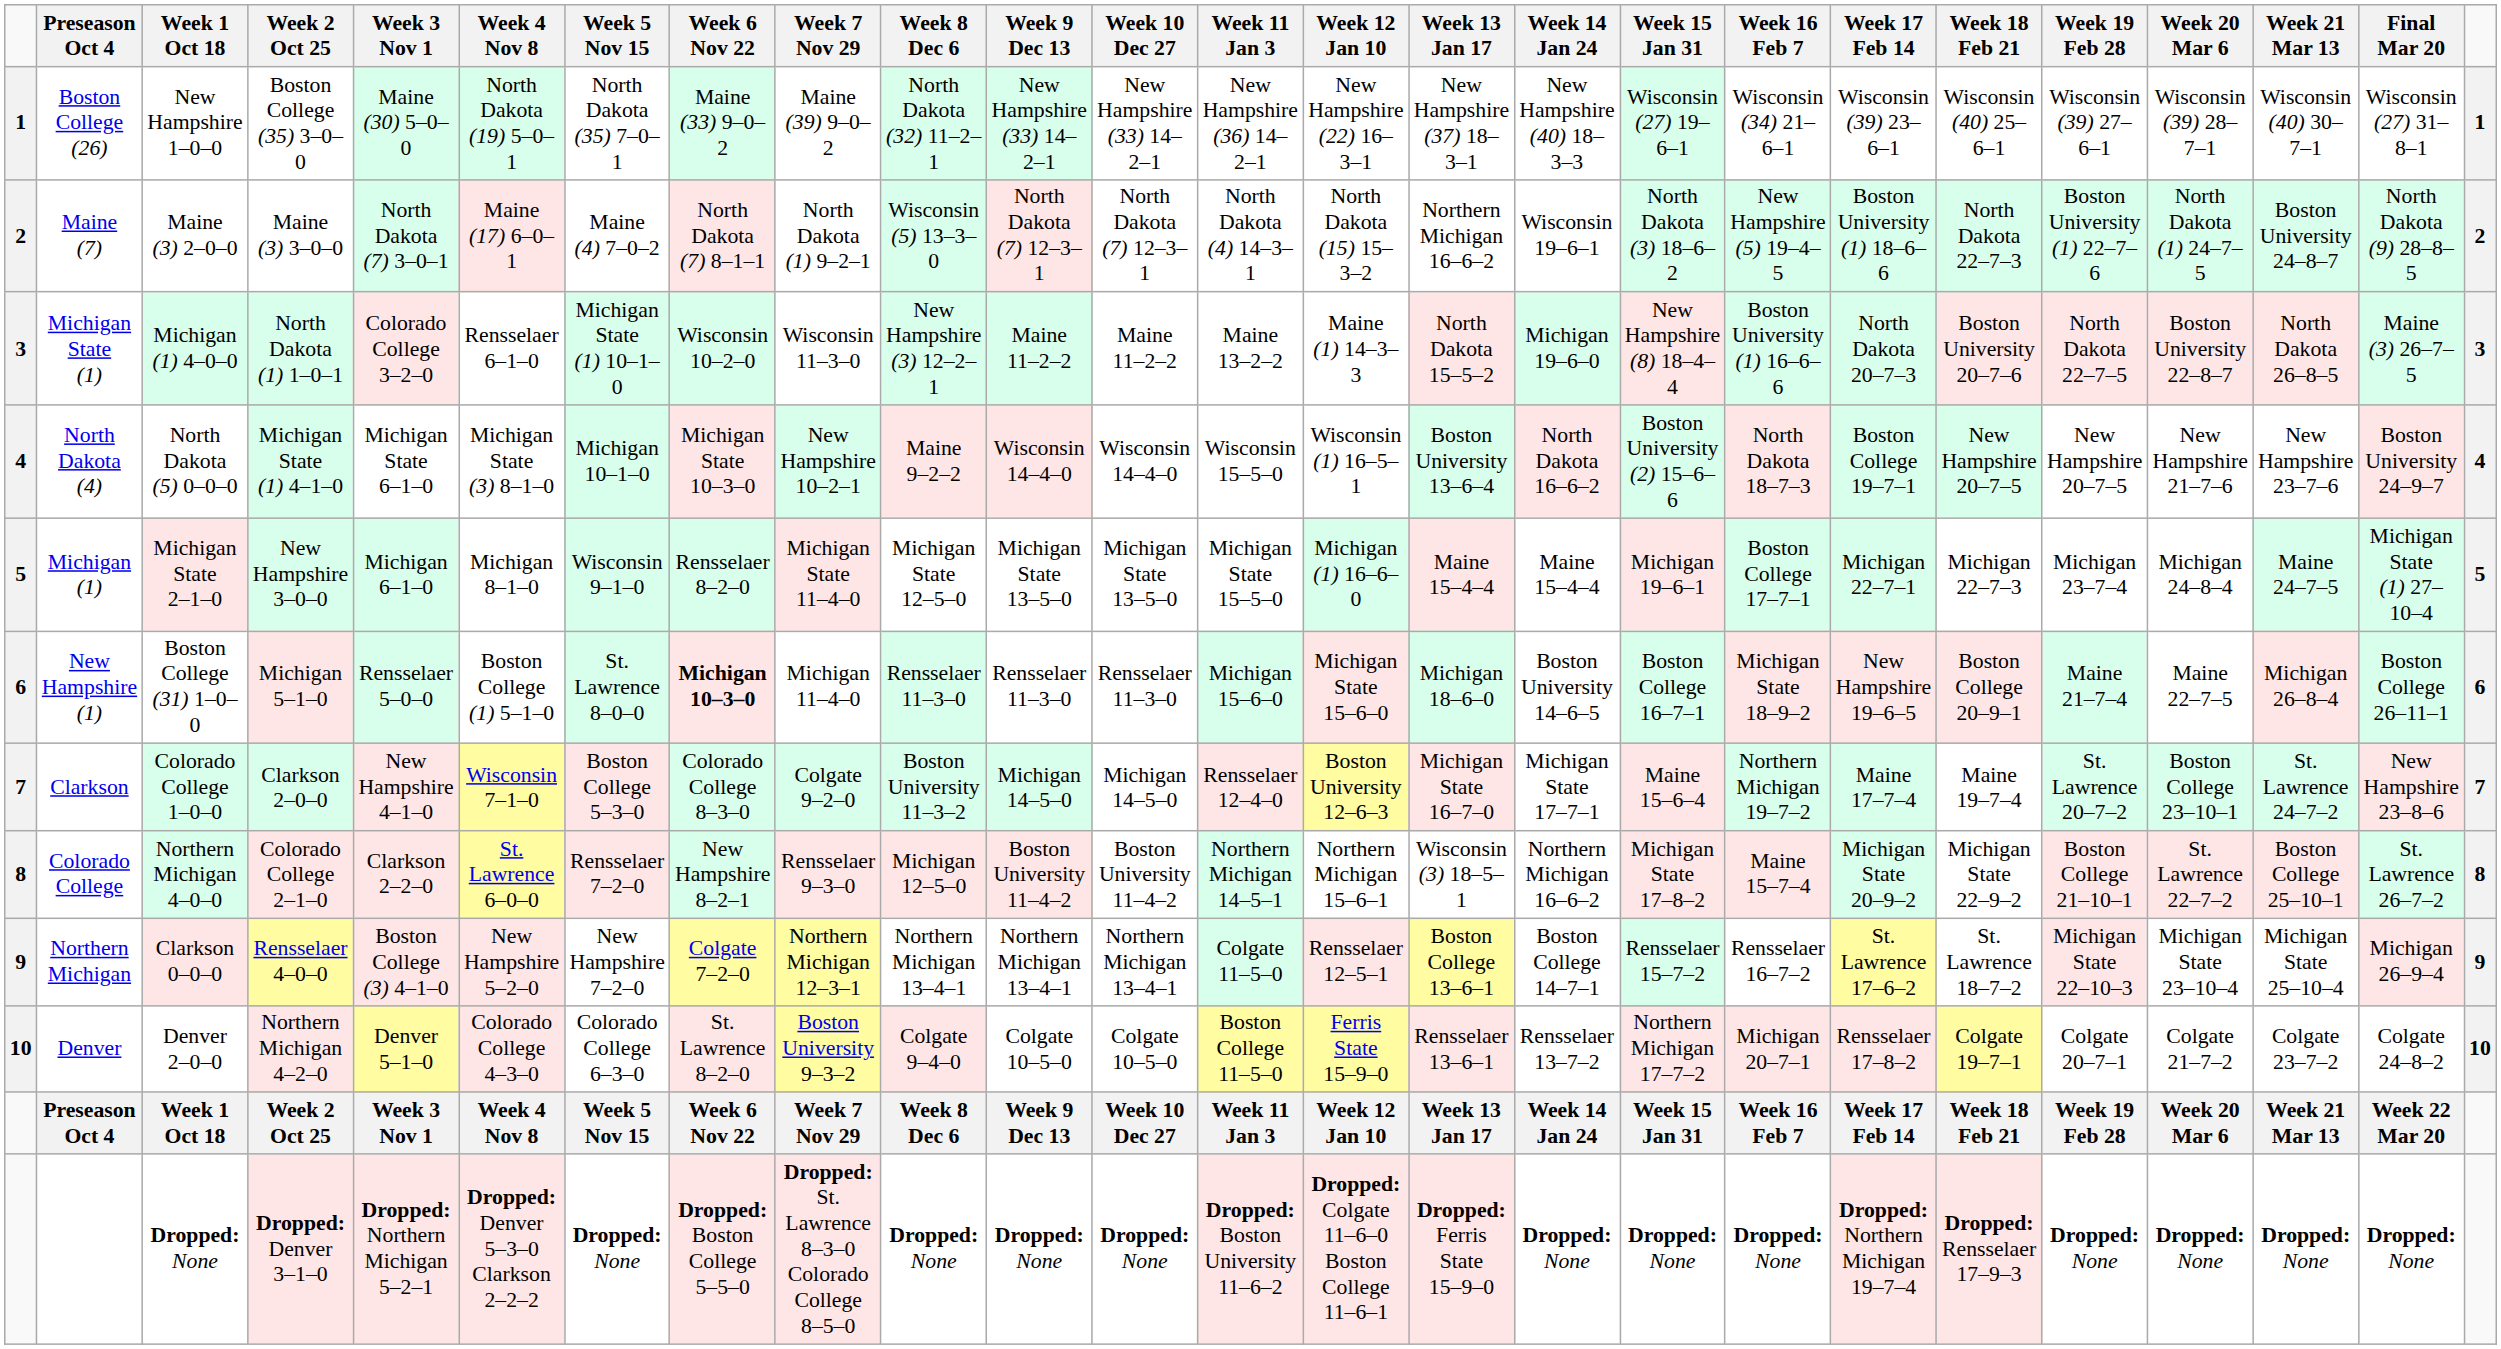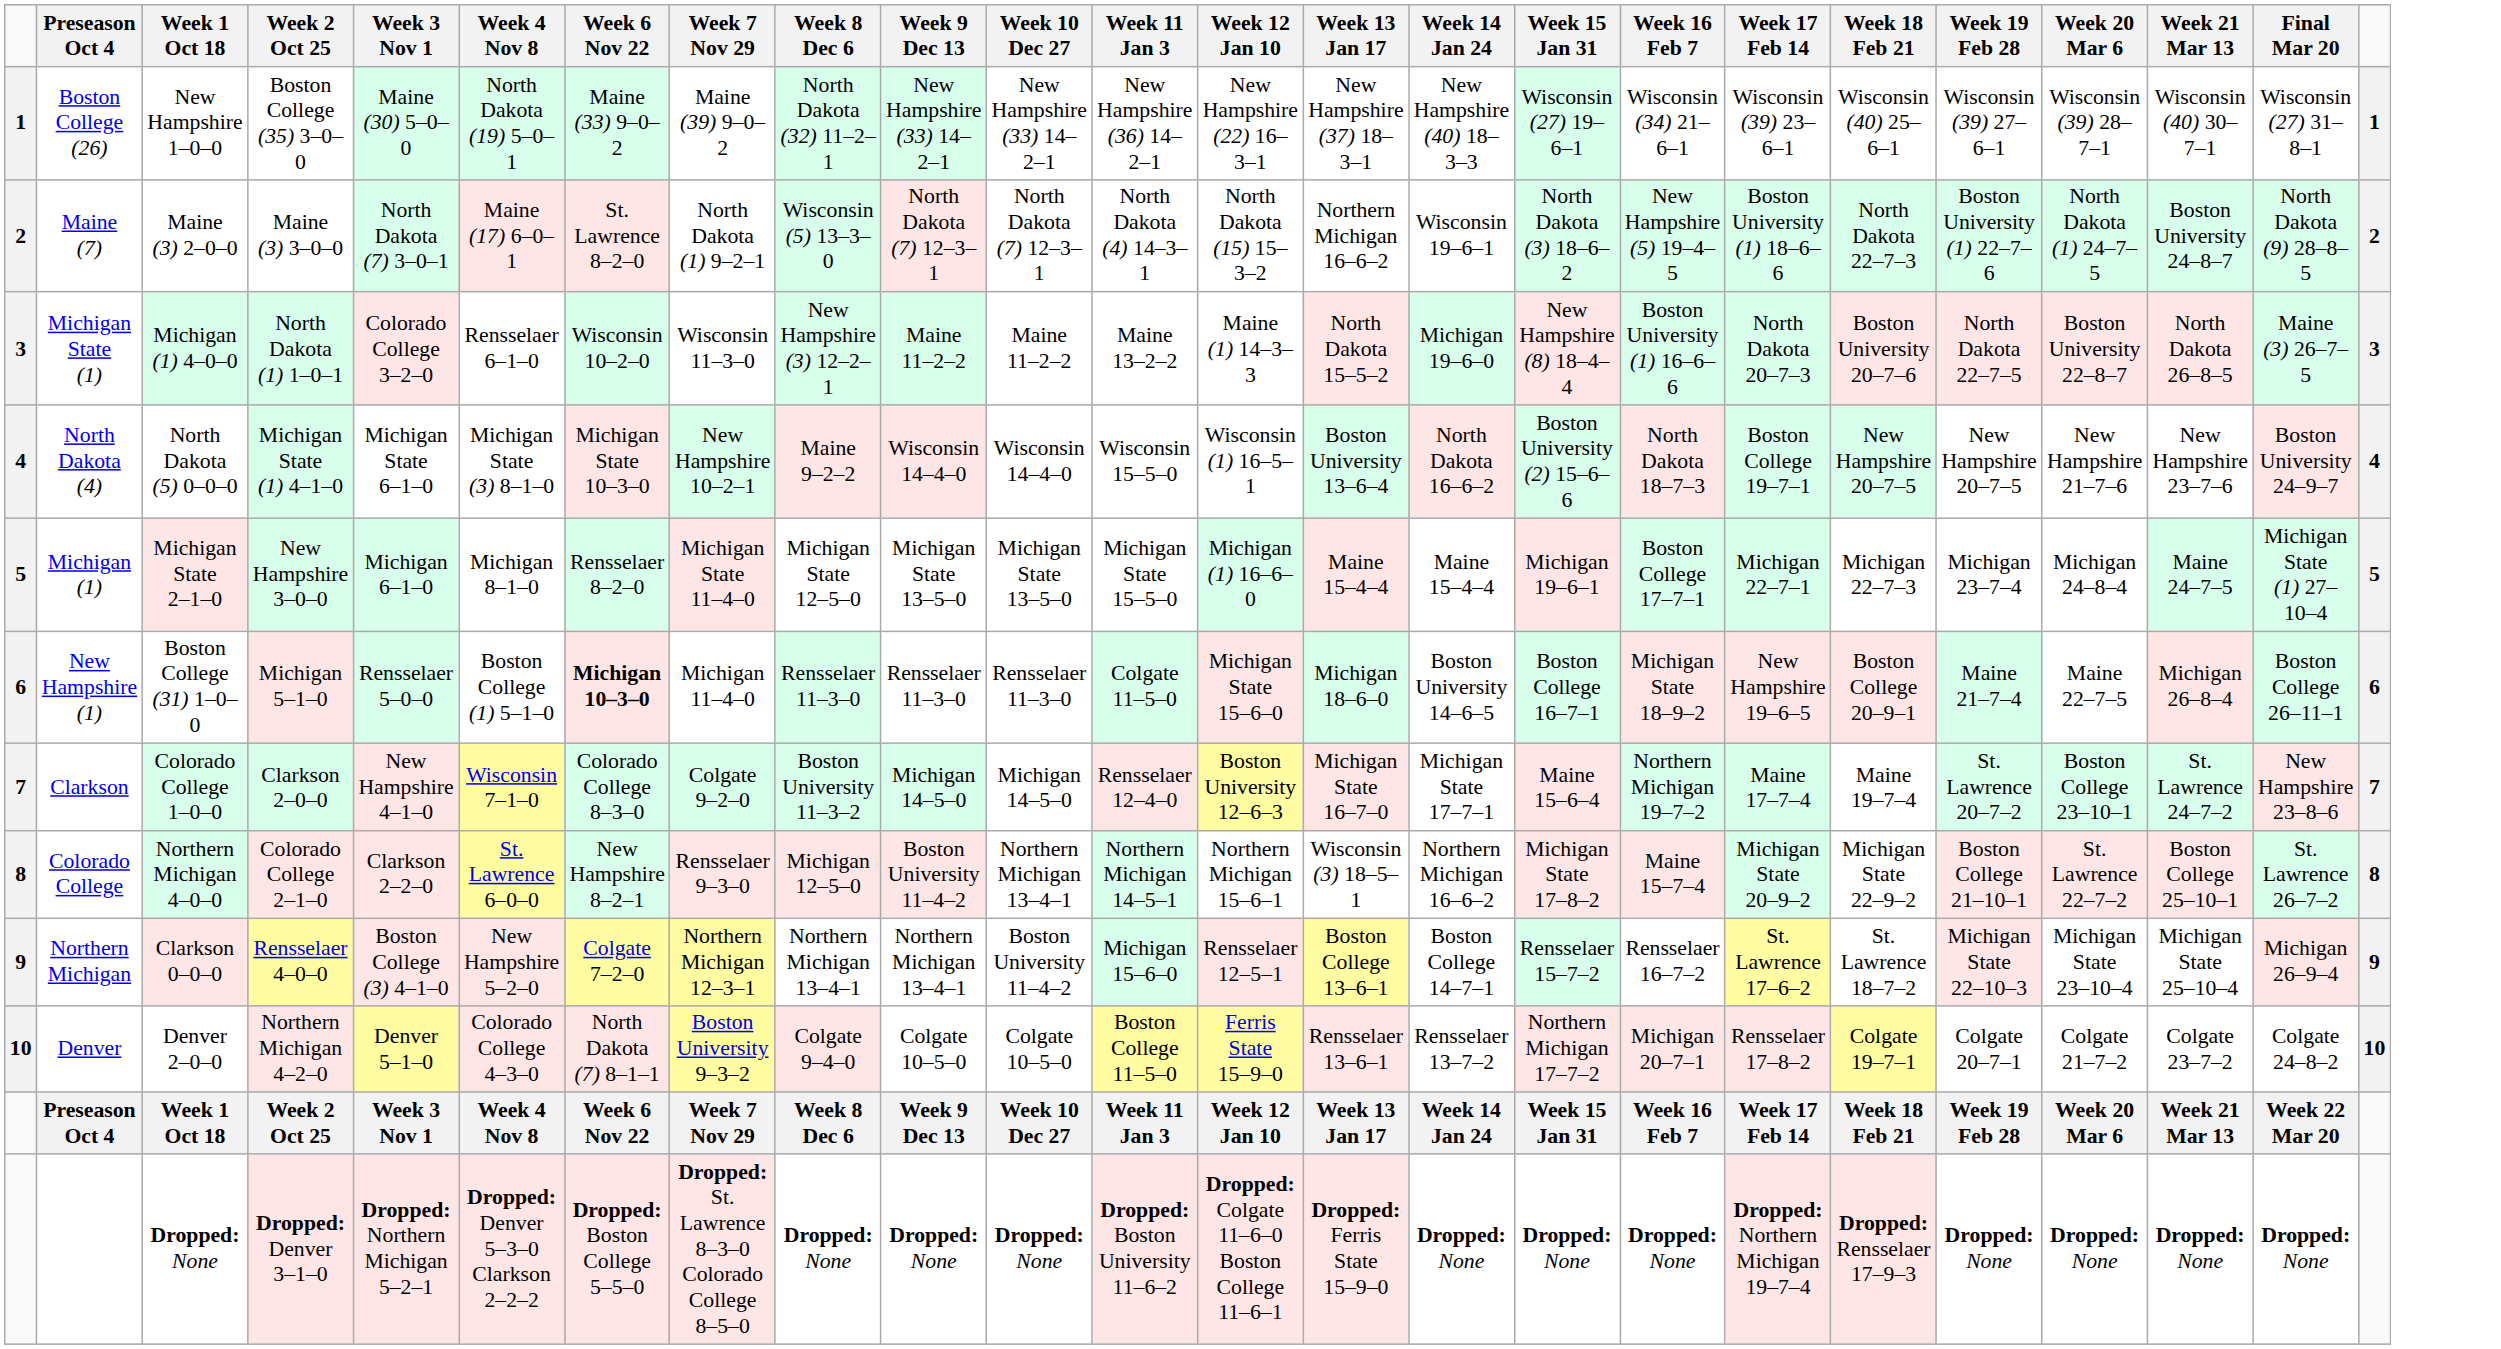- column: (617, 35)
(723, 235) North Dakota (7) 8–1–1 -> (617, 235) St. Lawrence 8–2–0
(1250, 687) Michigan 15–6–0 -> (1145, 687) Colgate 11–5–0
(1145, 874) Boston University 11–4–2 -> (1039, 874) Northern Michigan 13–4–1
(1145, 961) Northern Michigan 13–4–1 -> (1039, 961) Boston University 11–4–2
(1250, 961) Colgate 11–5–0 -> (1145, 961) Michigan 15–6–0
(723, 1048) St. Lawrence 8–2–0 -> (617, 1048) North Dakota (7) 8–1–1
